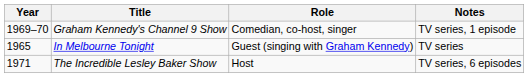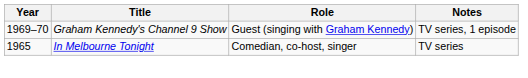(294, 30) Comedian, co-host, singer -> (322, 30) Guest (singing with Graham Kennedy)
(322, 47) Guest (singing with Graham Kennedy) -> (294, 47) Comedian, co-host, singer
- row: (135, 64)
